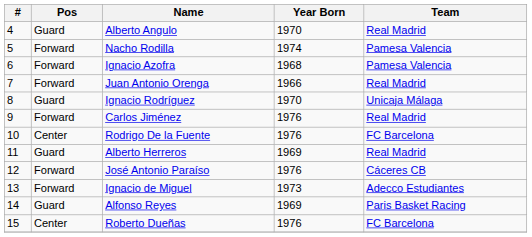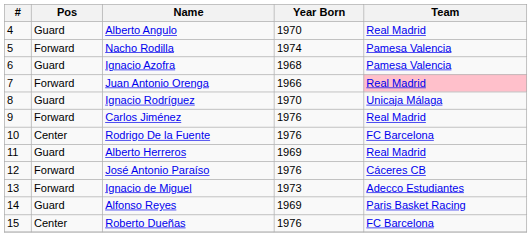(54, 65) Forward -> (49, 65) Guard
(396, 83) no background -> (396, 83) pink background
